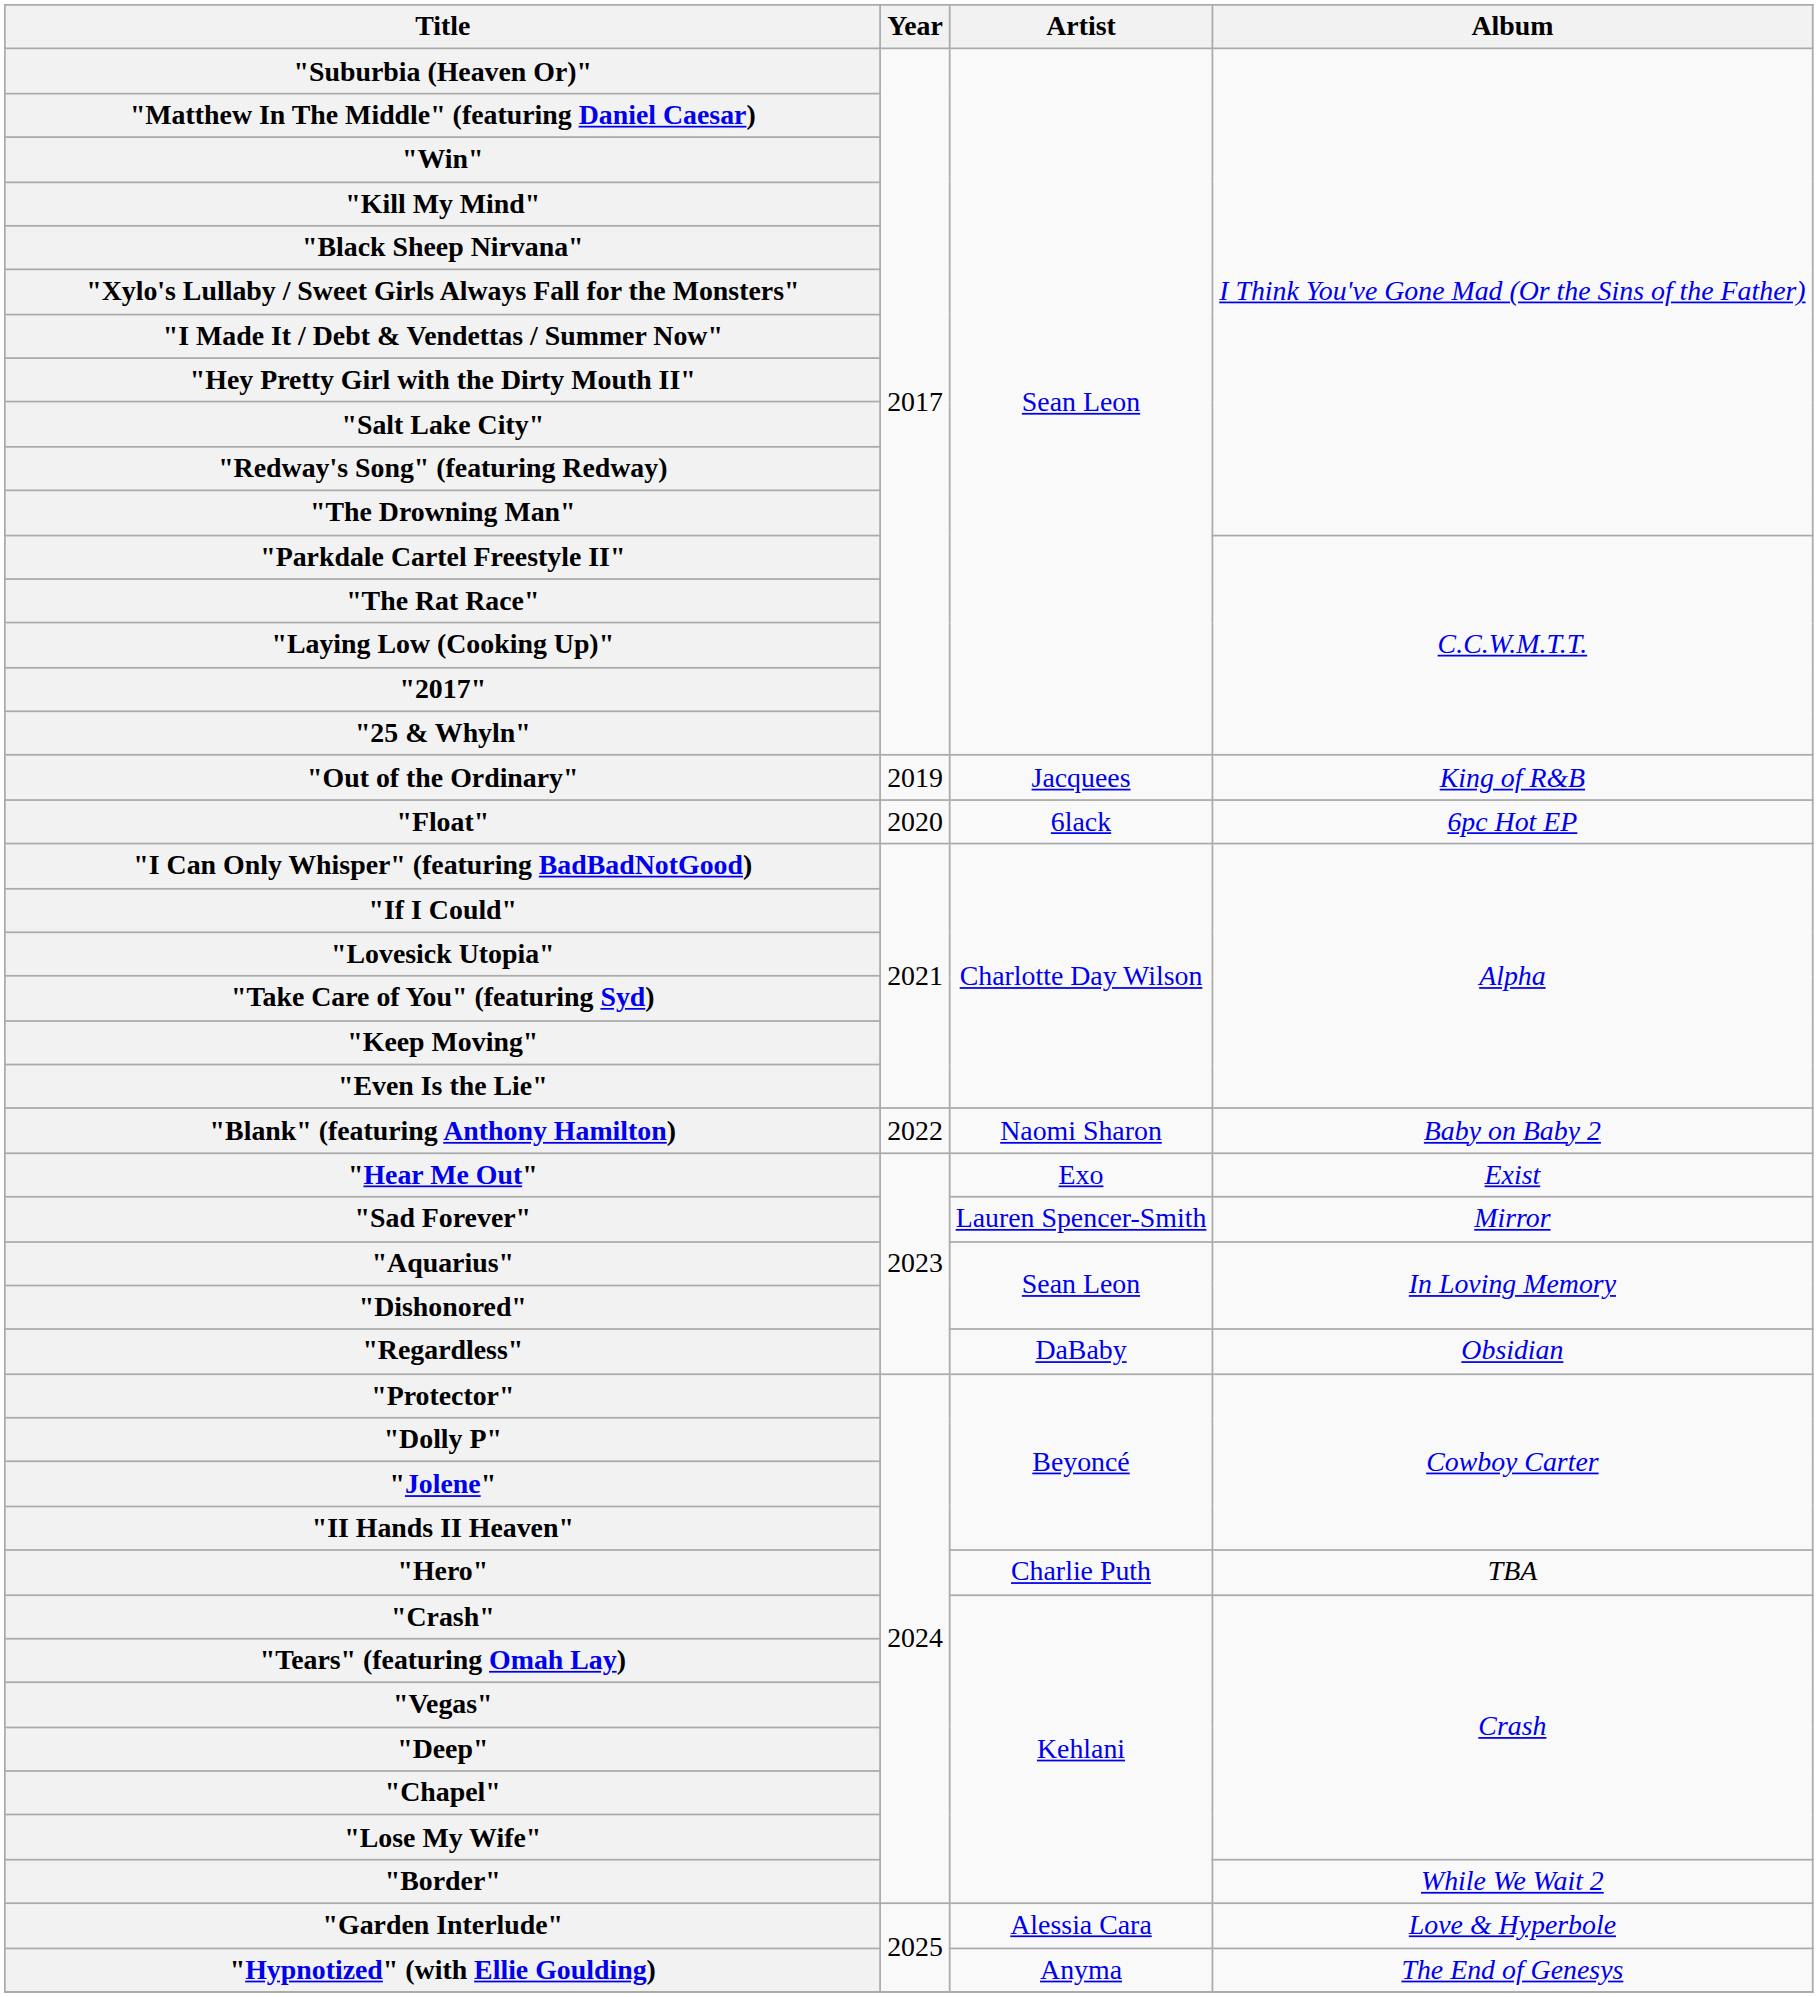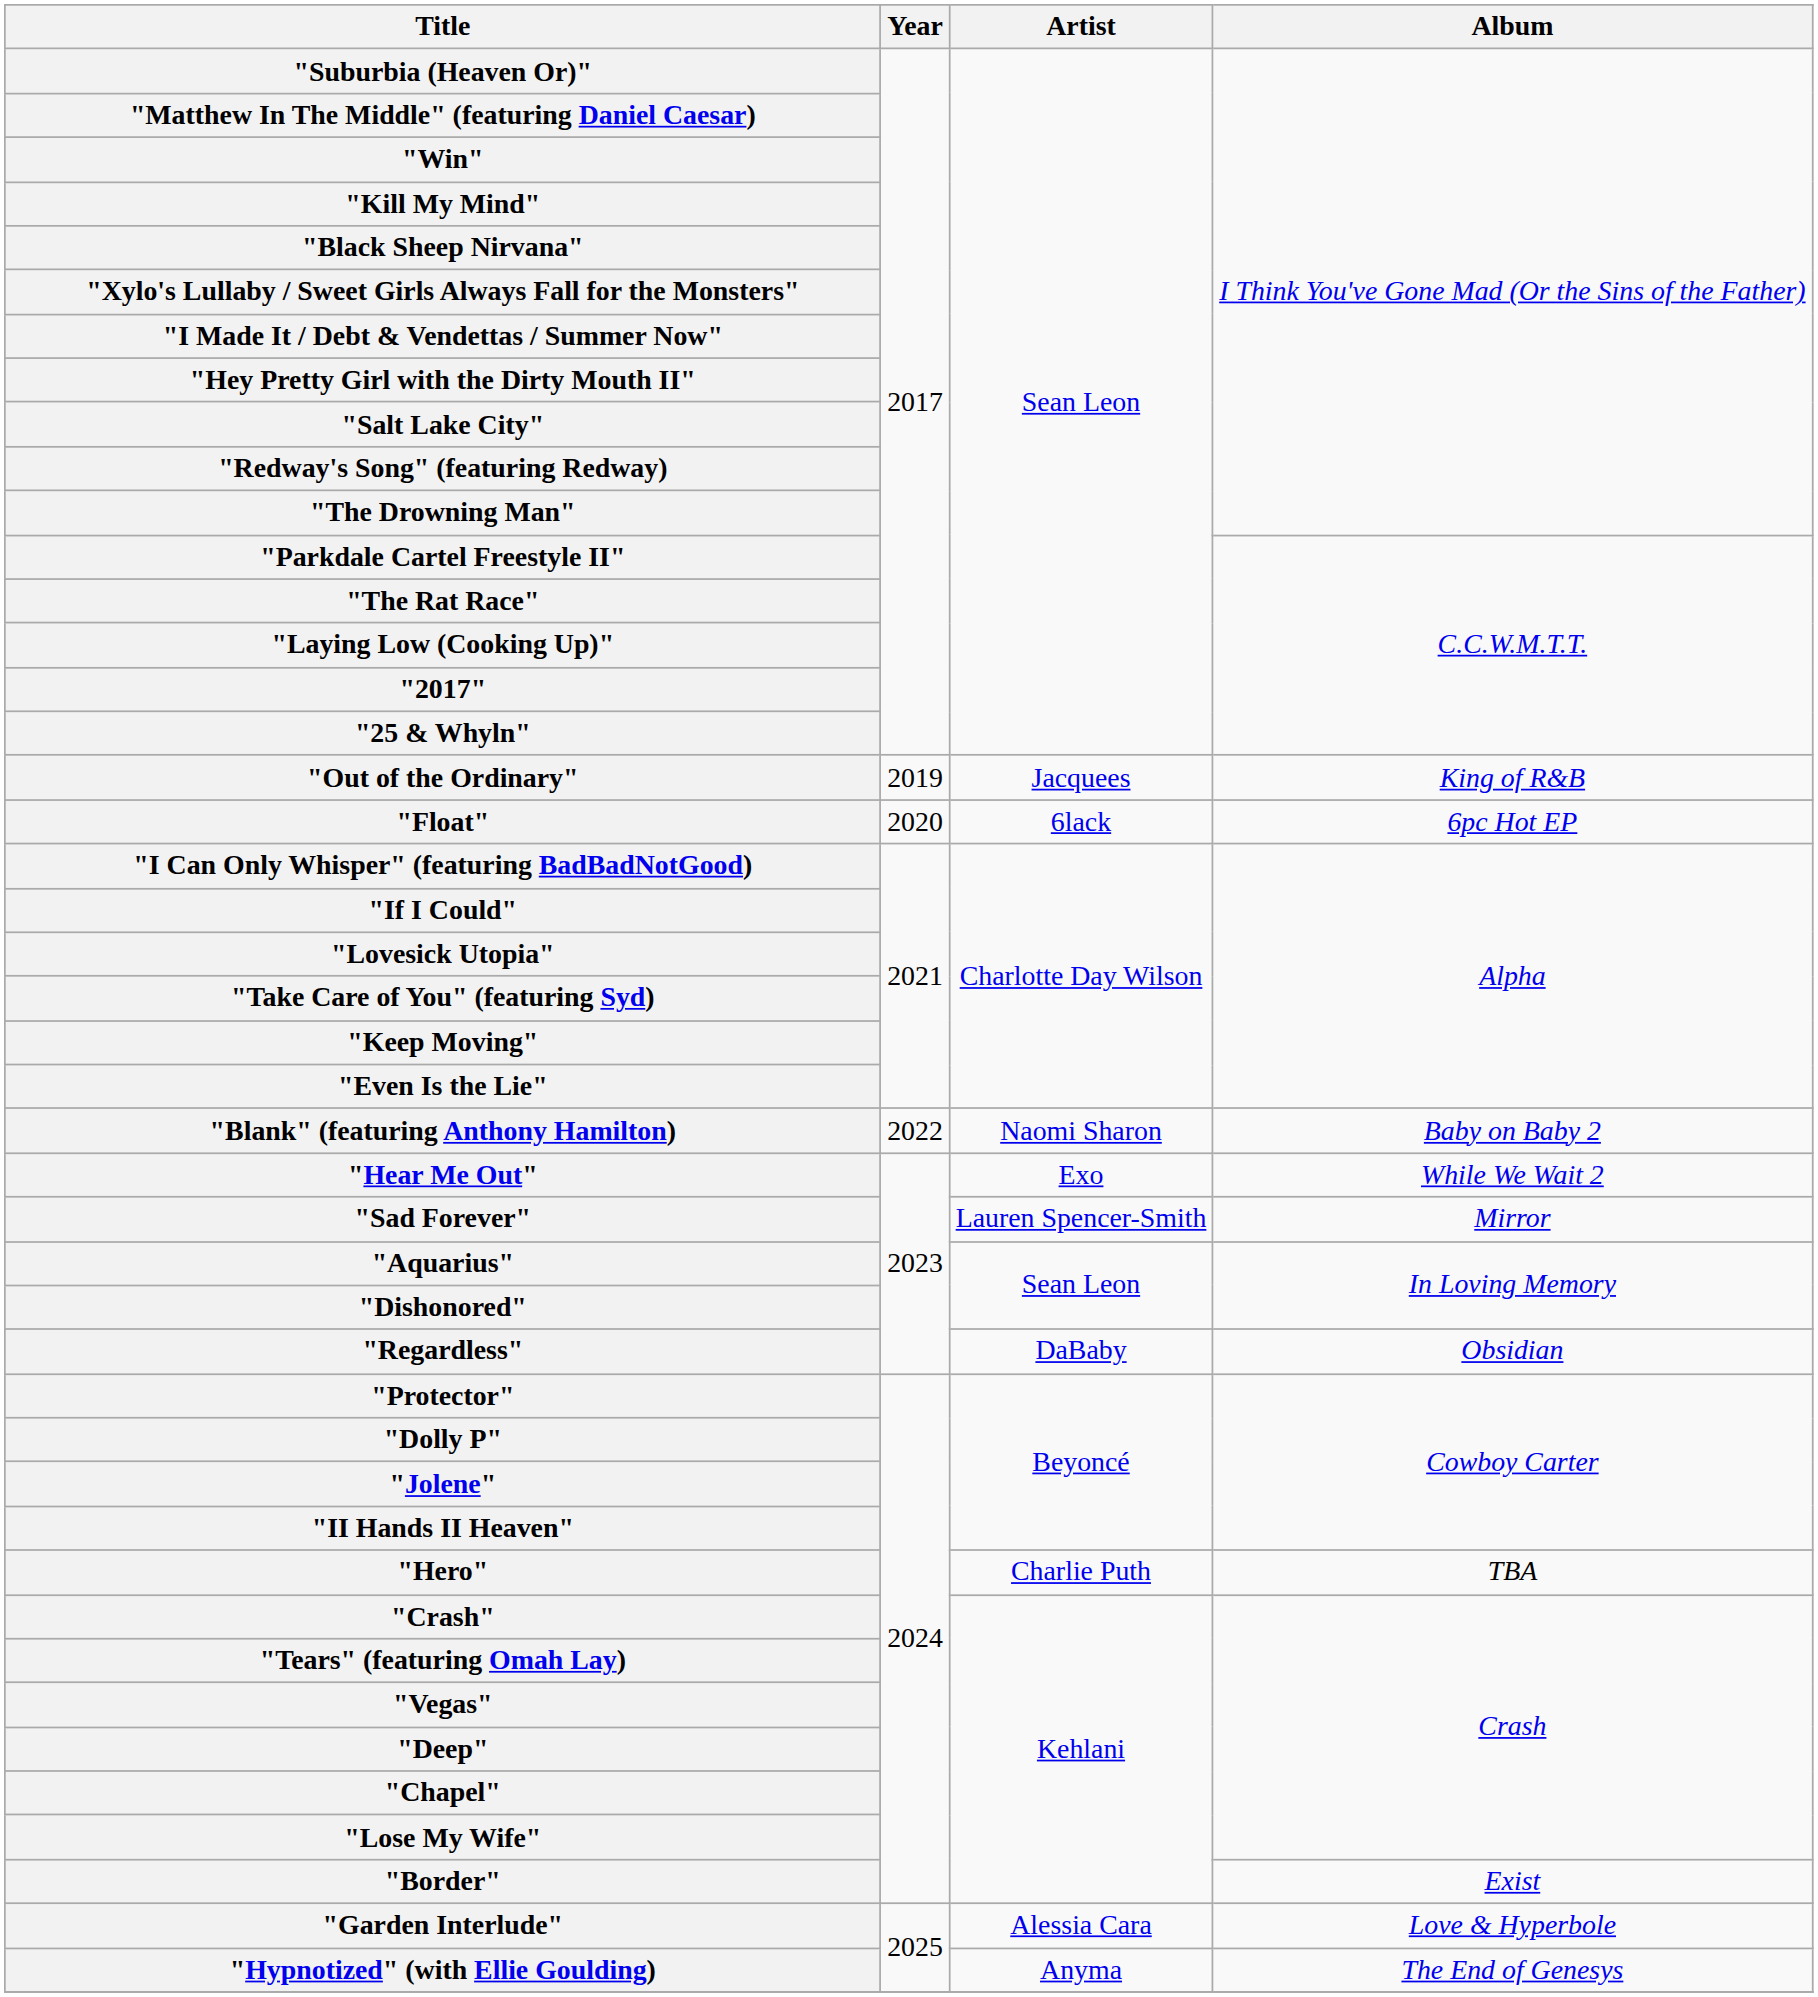(1512, 1174) Exist -> (1512, 1174) While We Wait 2
(1512, 1880) While We Wait 2 -> (1512, 1880) Exist
